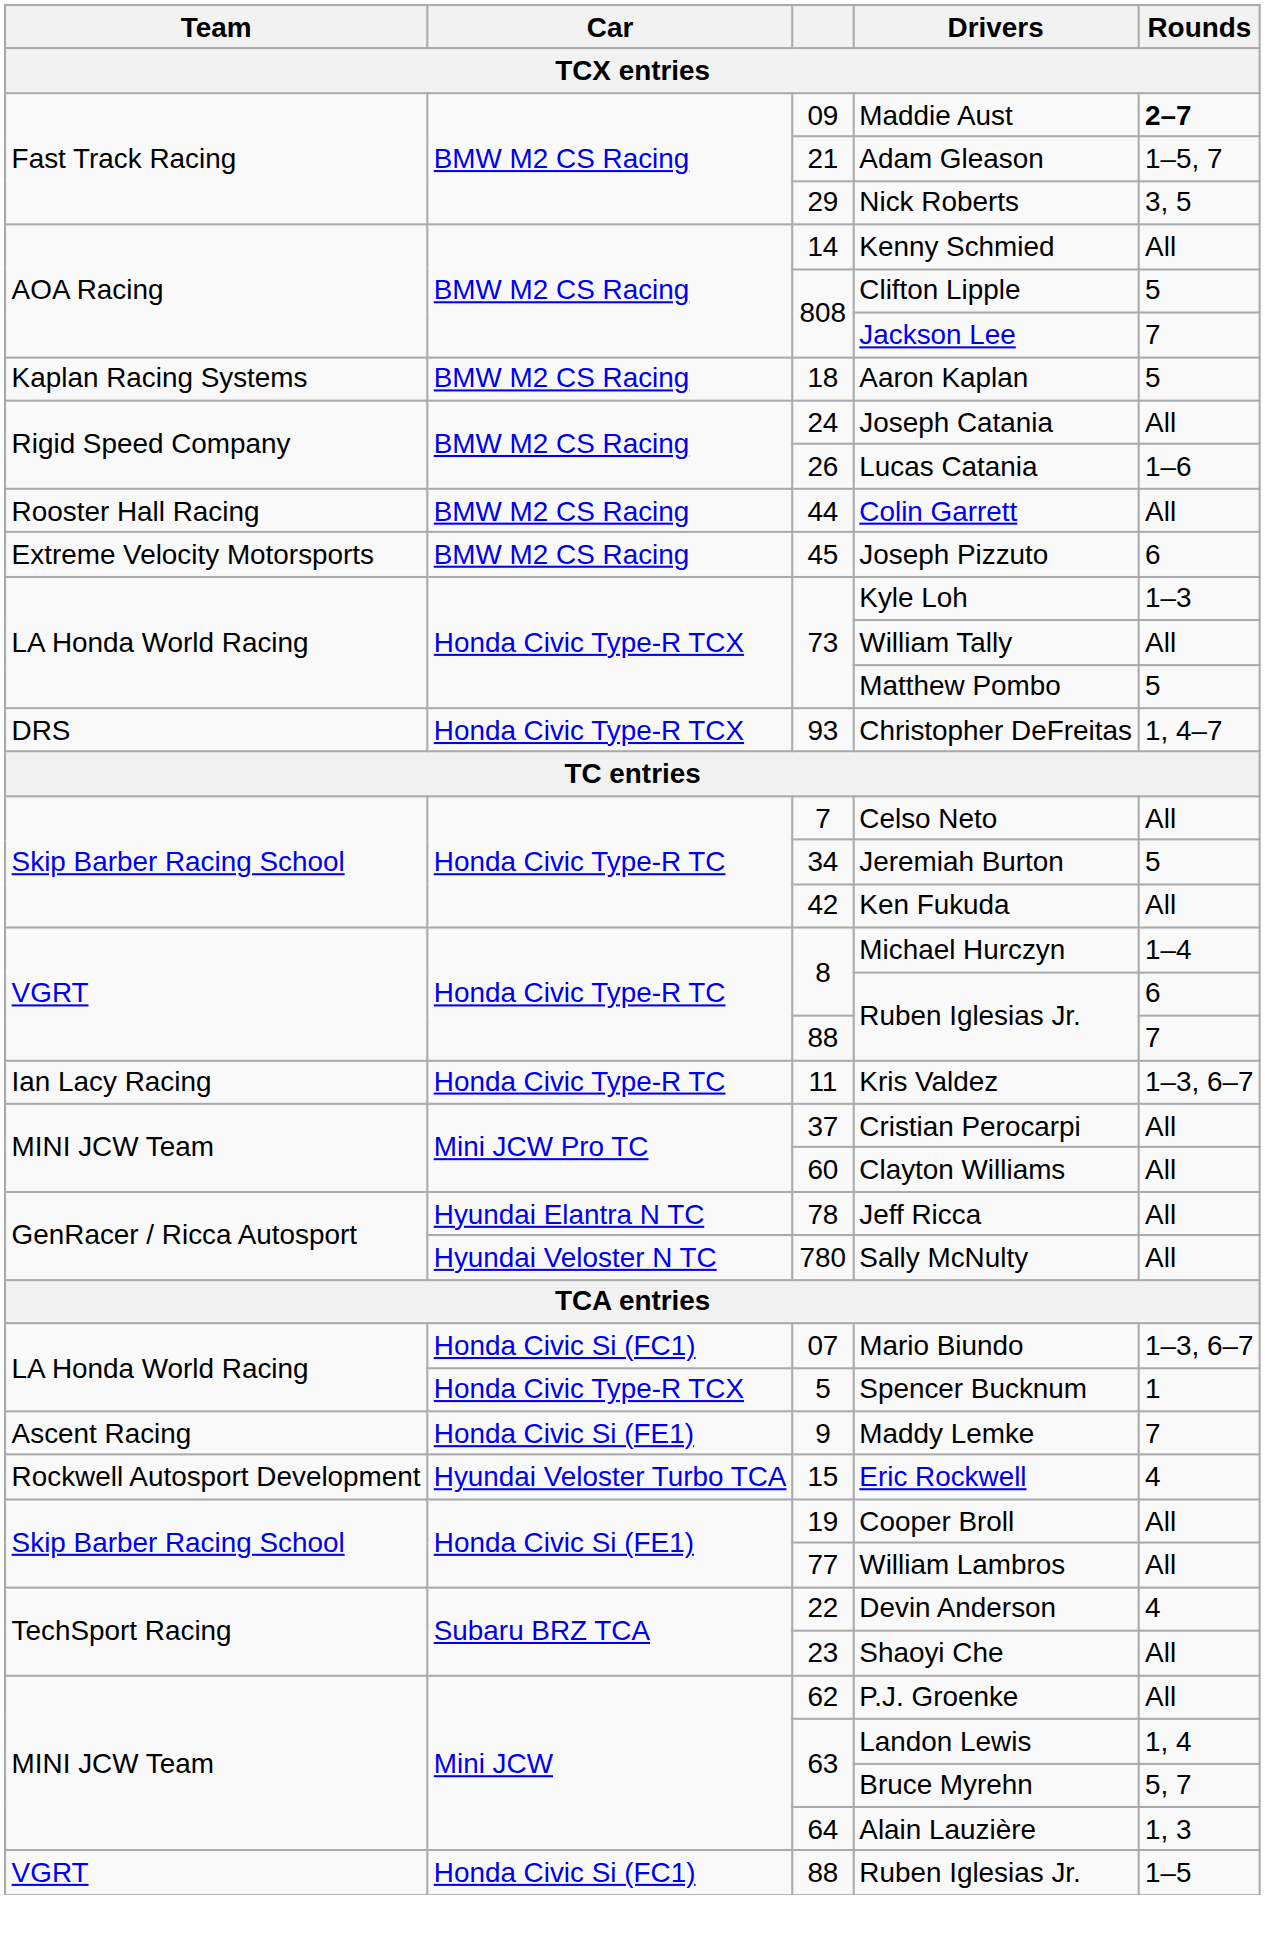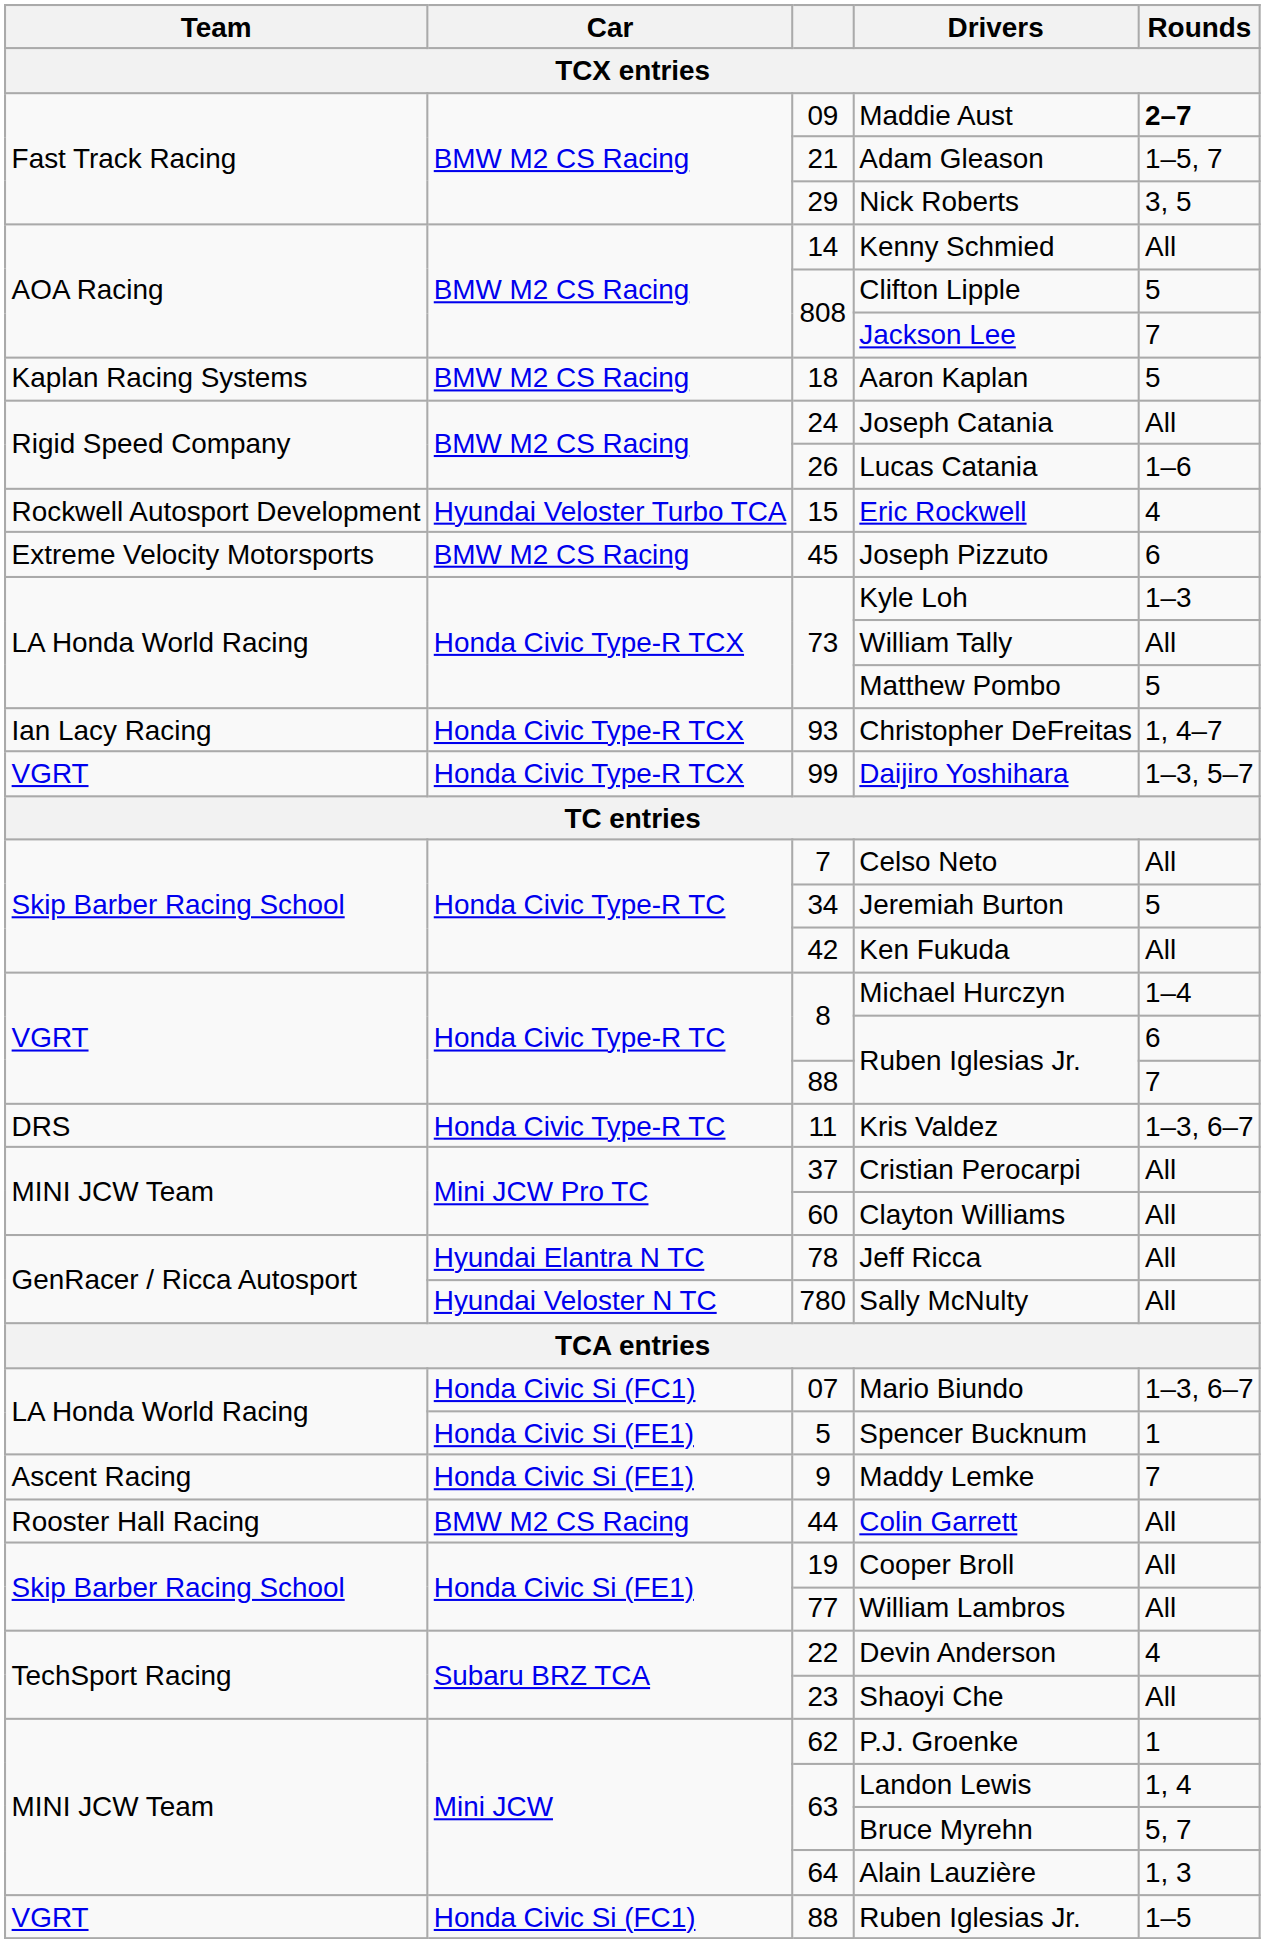rows swapped: (823, 510) <-> (823, 1477)
(41, 730) DRS -> (112, 730) Ian Lacy Racing
+ row: (823, 774)
(112, 1081) Ian Lacy Racing -> (41, 1125) DRS
(589, 1389) Honda Civic Type-R TCX -> (564, 1433) Honda Civic Si (FE1)
(1161, 1697) All -> (1153, 1741) 1
